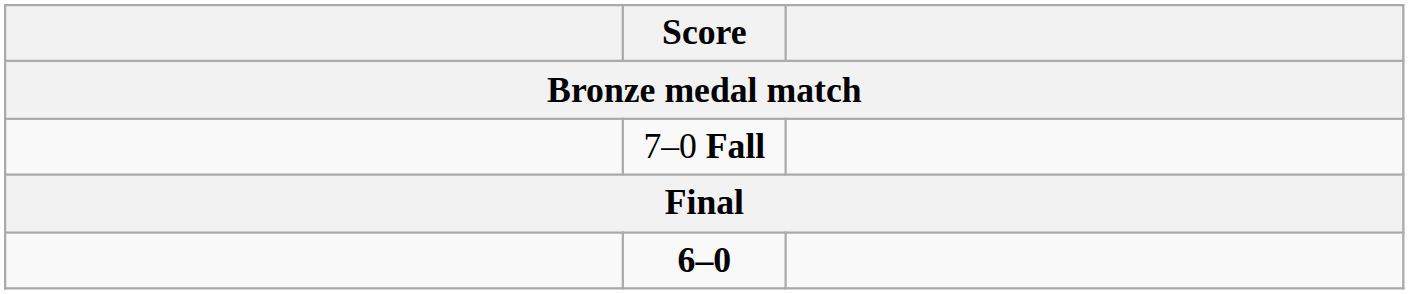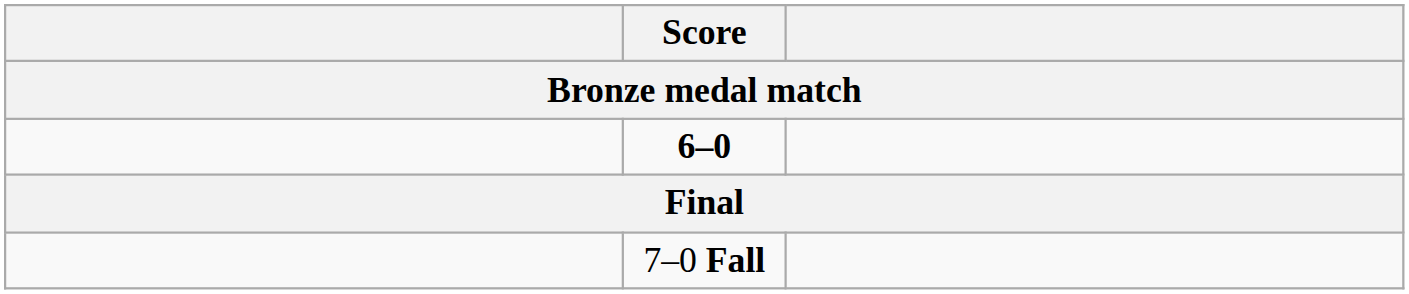rows swapped: (704, 259) <-> (704, 145)
